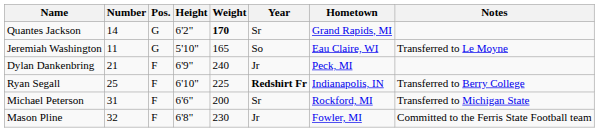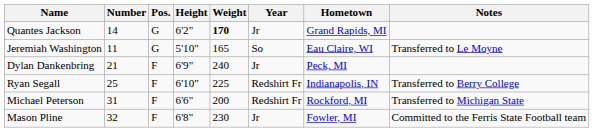(256, 30) Sr -> (255, 30) Jr
(279, 83) bold -> (276, 83) normal
(256, 100) Sr -> (276, 100) Redshirt Fr
